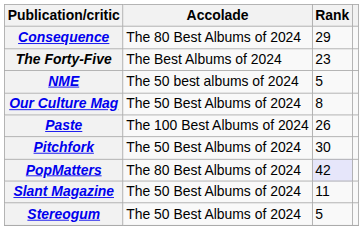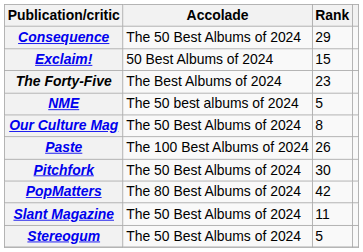(214, 37) The 80 Best Albums of 2024 -> (214, 37) The 50 Best Albums of 2024
+ row: (64, 59)
(323, 170) lavender background -> (323, 192) no background
